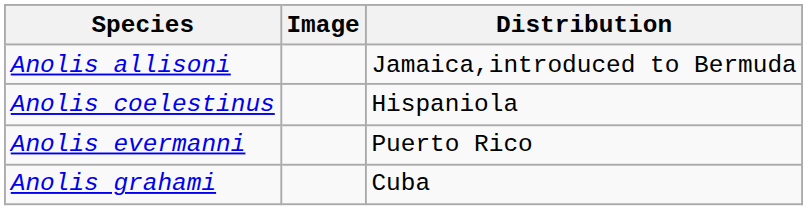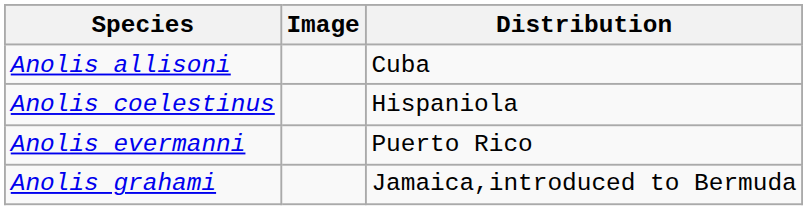(584, 65) Jamaica,introduced to Bermuda -> (401, 65) Cuba
(401, 184) Cuba -> (584, 184) Jamaica,introduced to Bermuda
